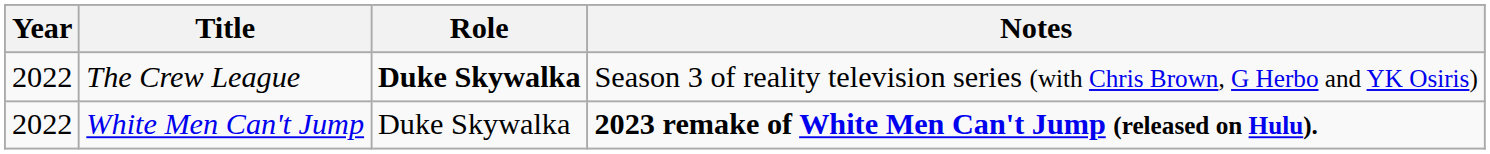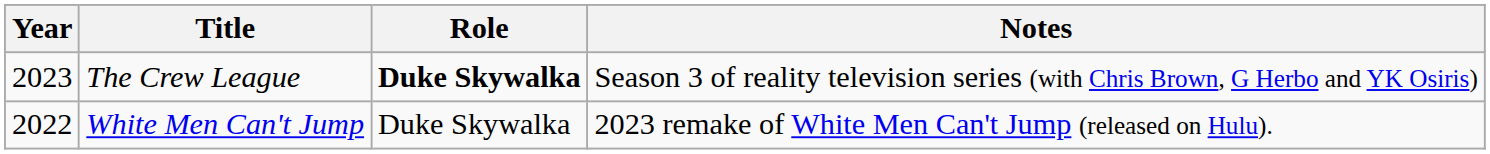(42, 76) 2022 -> (42, 76) 2023
(956, 124) bold -> (934, 124) normal
